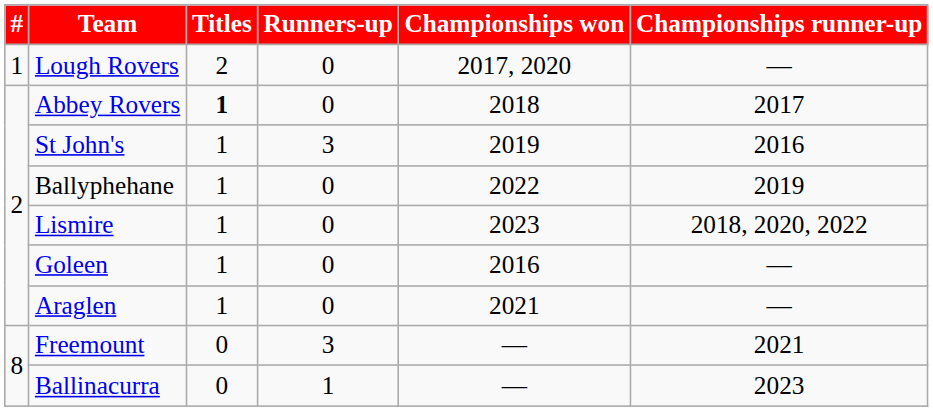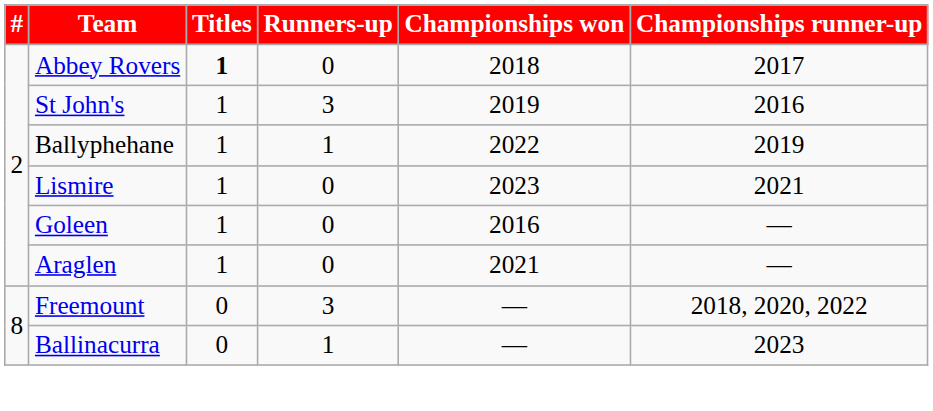- row: (107, 64)
(328, 184) 0 -> (328, 144) 1
(779, 225) 2018, 2020, 2022 -> (779, 184) 2021
(779, 345) 2021 -> (779, 305) 2018, 2020, 2022
